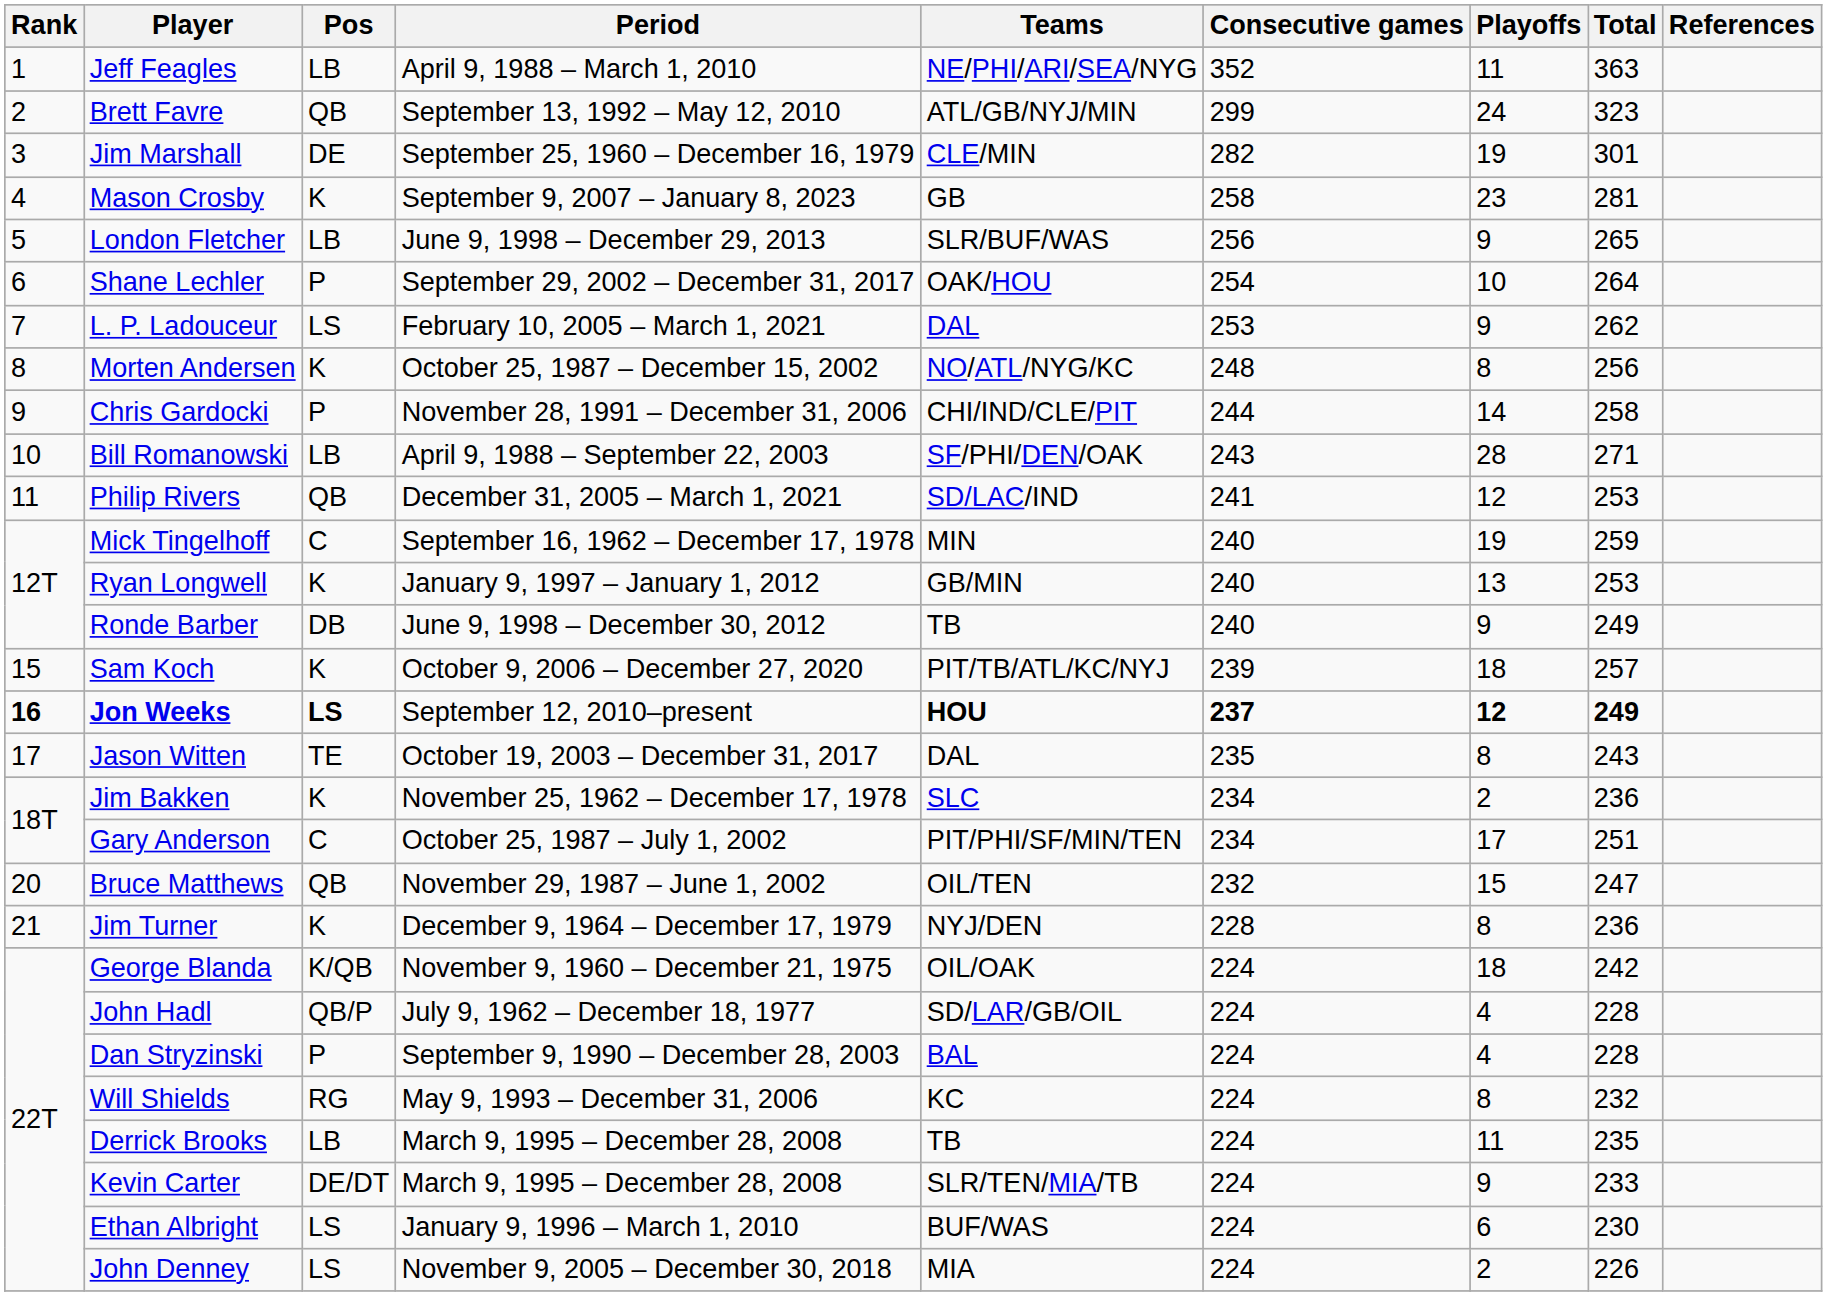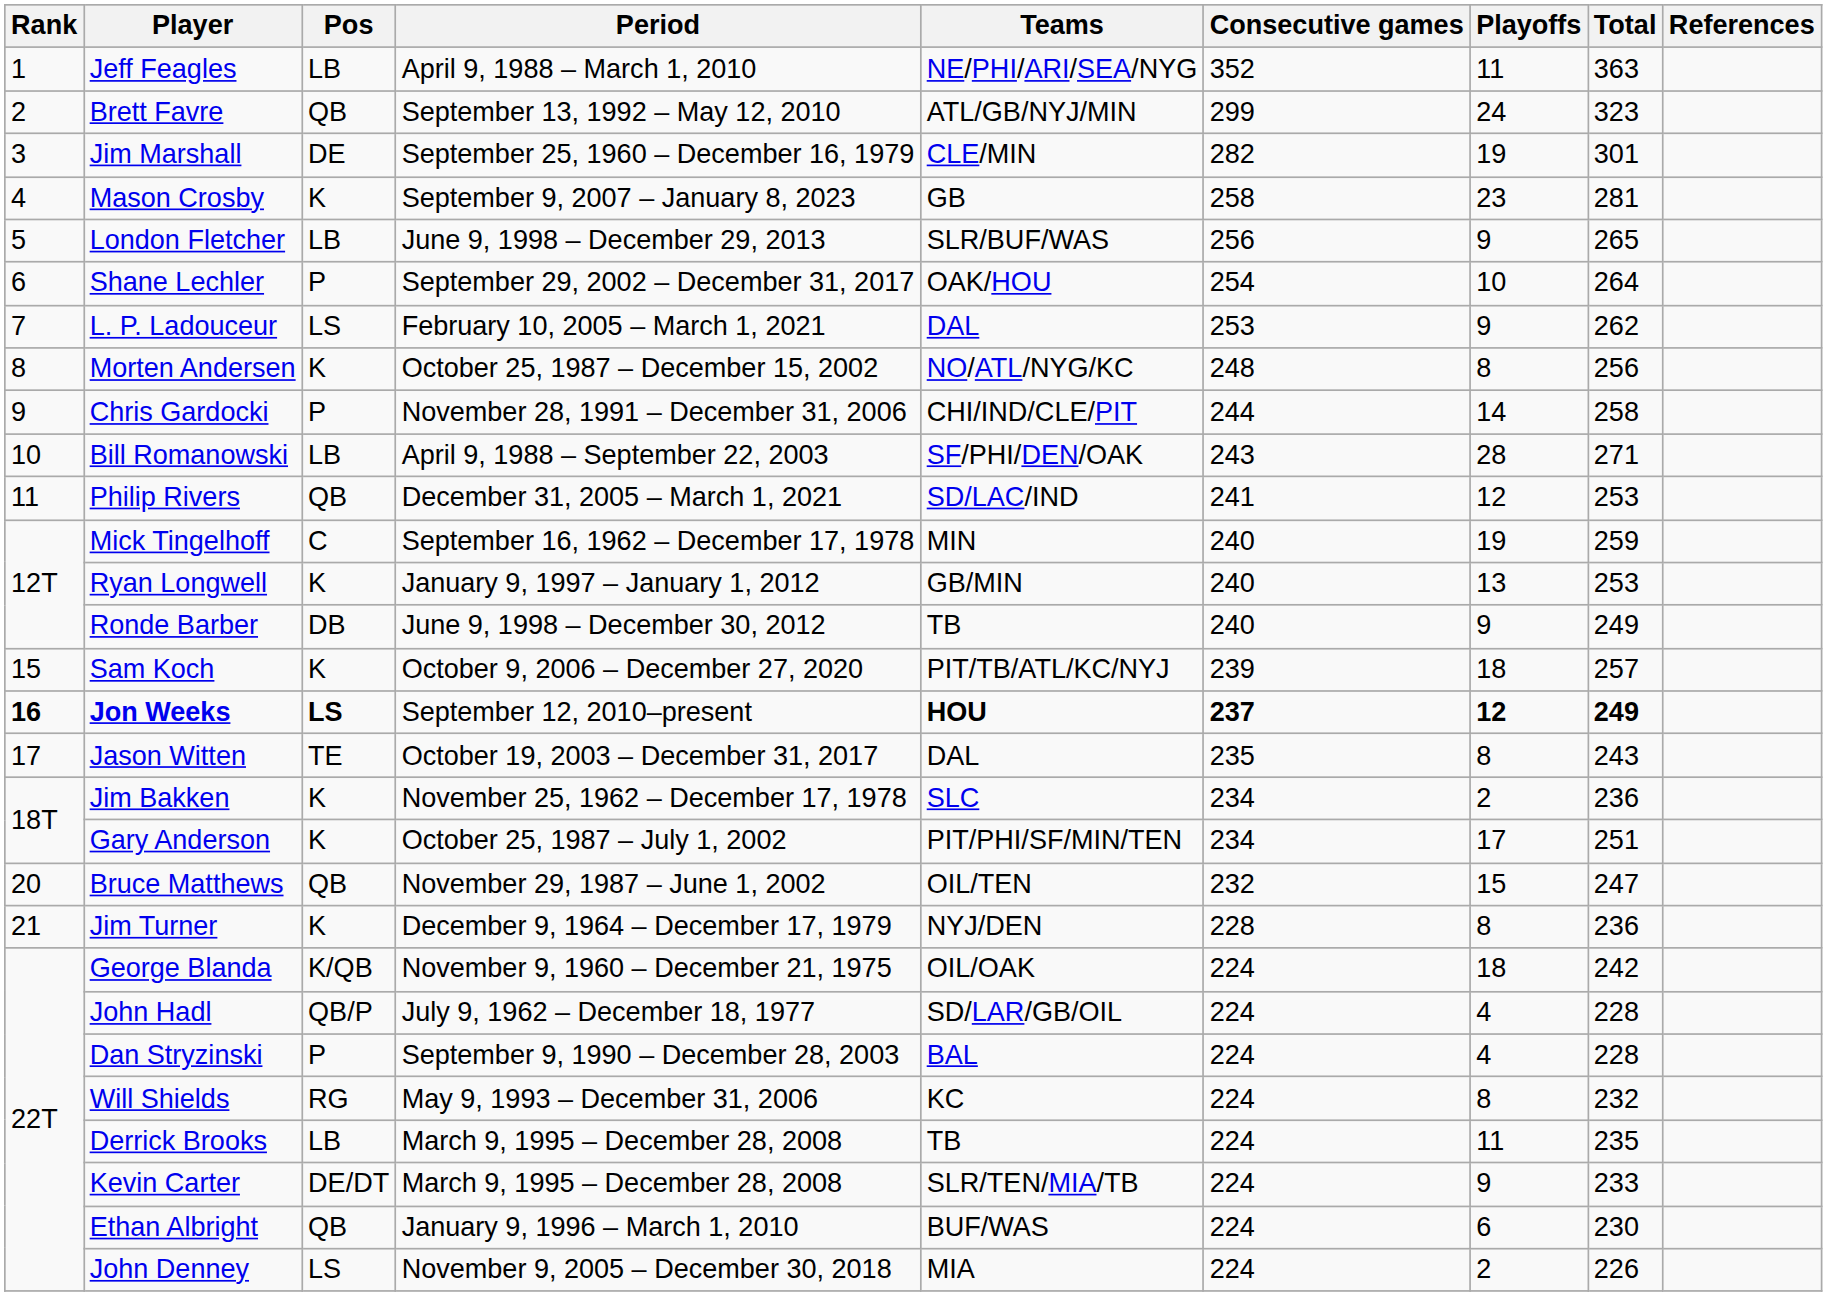(318, 840) C -> (317, 840) K
(325, 1226) LS -> (328, 1226) QB
